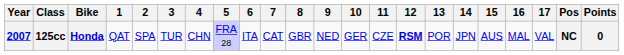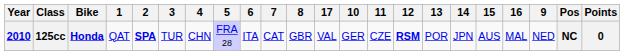columns swapped: (328, 13) <-> (545, 13)
(19, 36) 2007 -> (19, 36) 2010
(145, 36) normal -> (145, 36) bold
